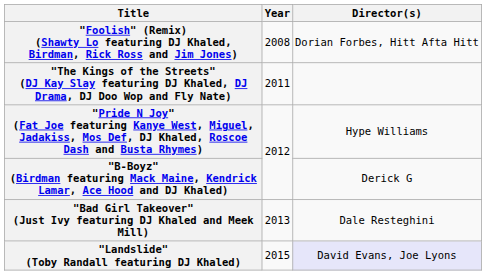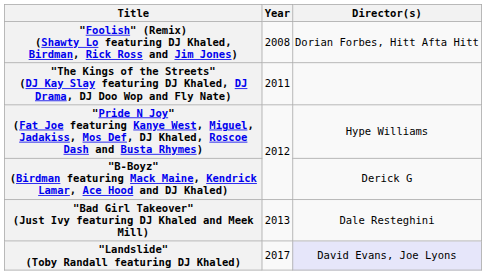(277, 256) 2015 -> (277, 256) 2017
